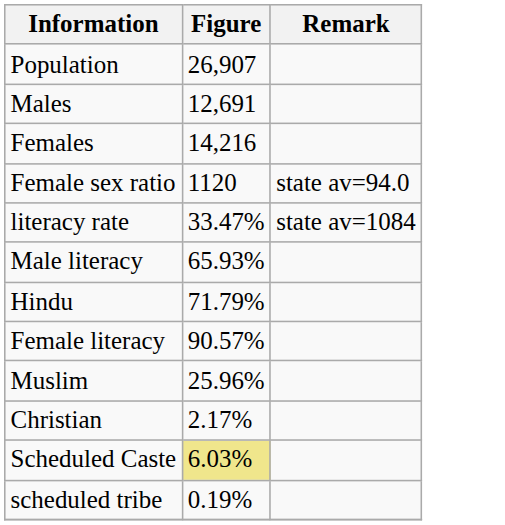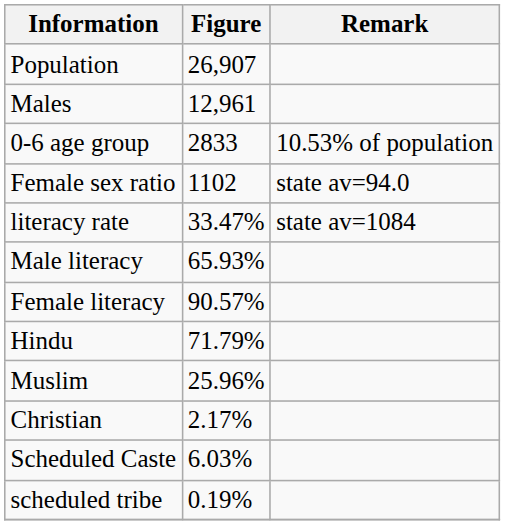(222, 103) 12,691 -> (222, 103) 12,961
- row: (52, 143)
+ row: (80, 143)
(212, 182) 1120 -> (212, 182) 1102
rows swapped: (88, 340) <-> (42, 301)
(220, 459) khaki background -> (220, 459) no background
